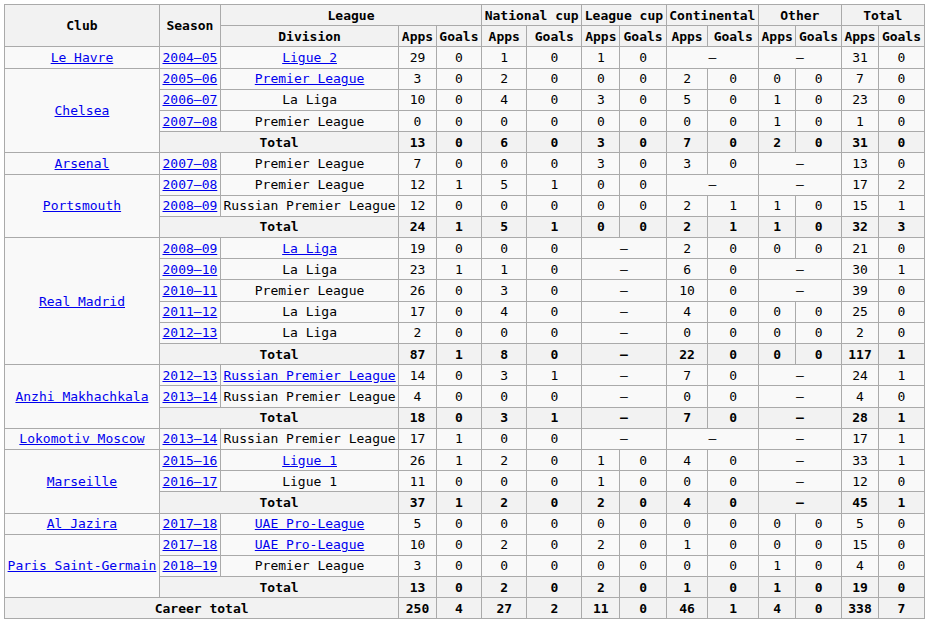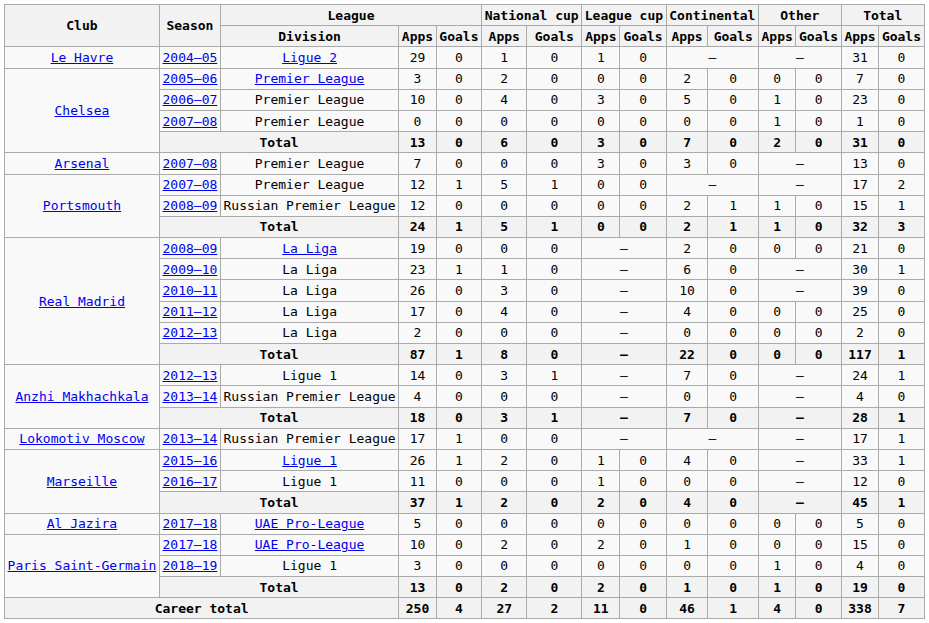(310, 100) La Liga -> (310, 100) Premier League
(310, 291) Premier League -> (310, 291) La Liga
(310, 375) Russian Premier League -> (310, 375) Ligue 1
(310, 566) Premier League -> (310, 566) Ligue 1
